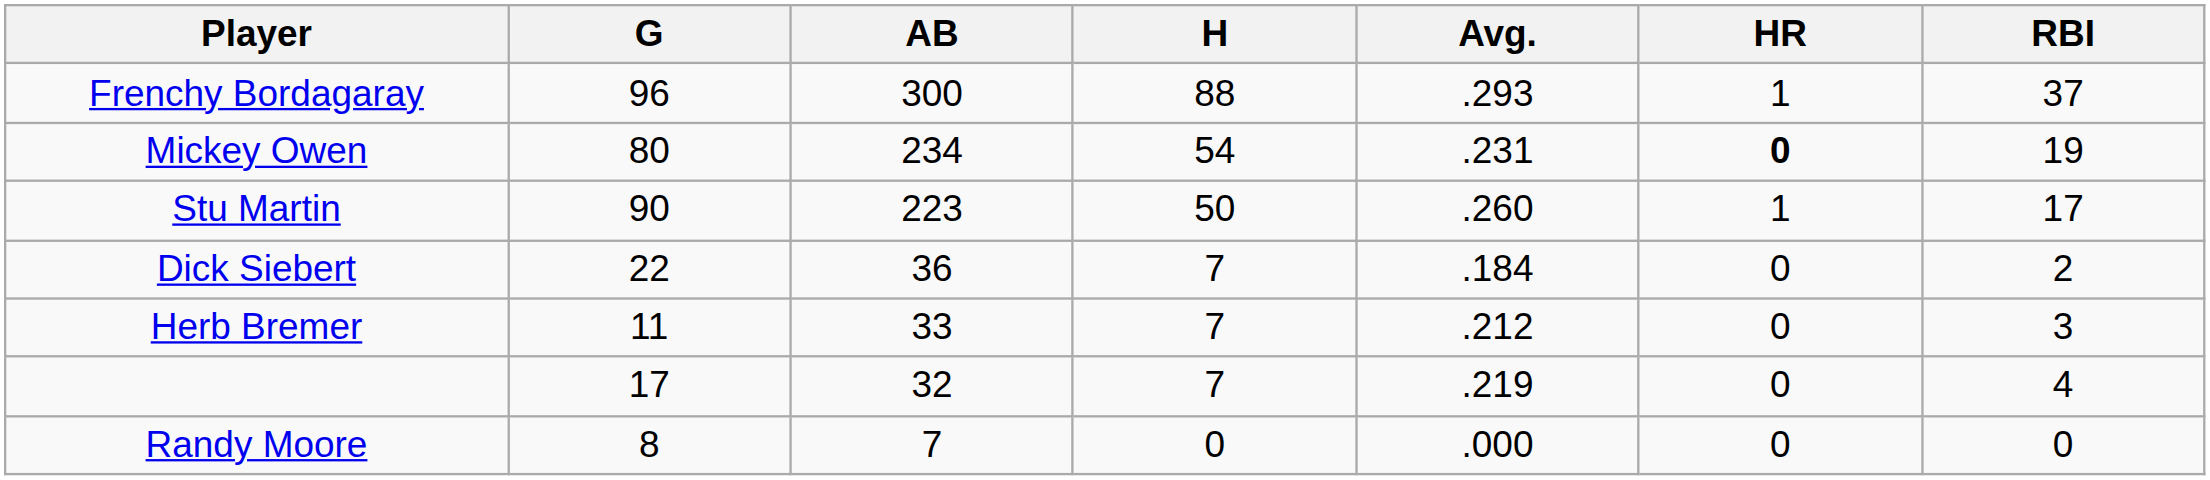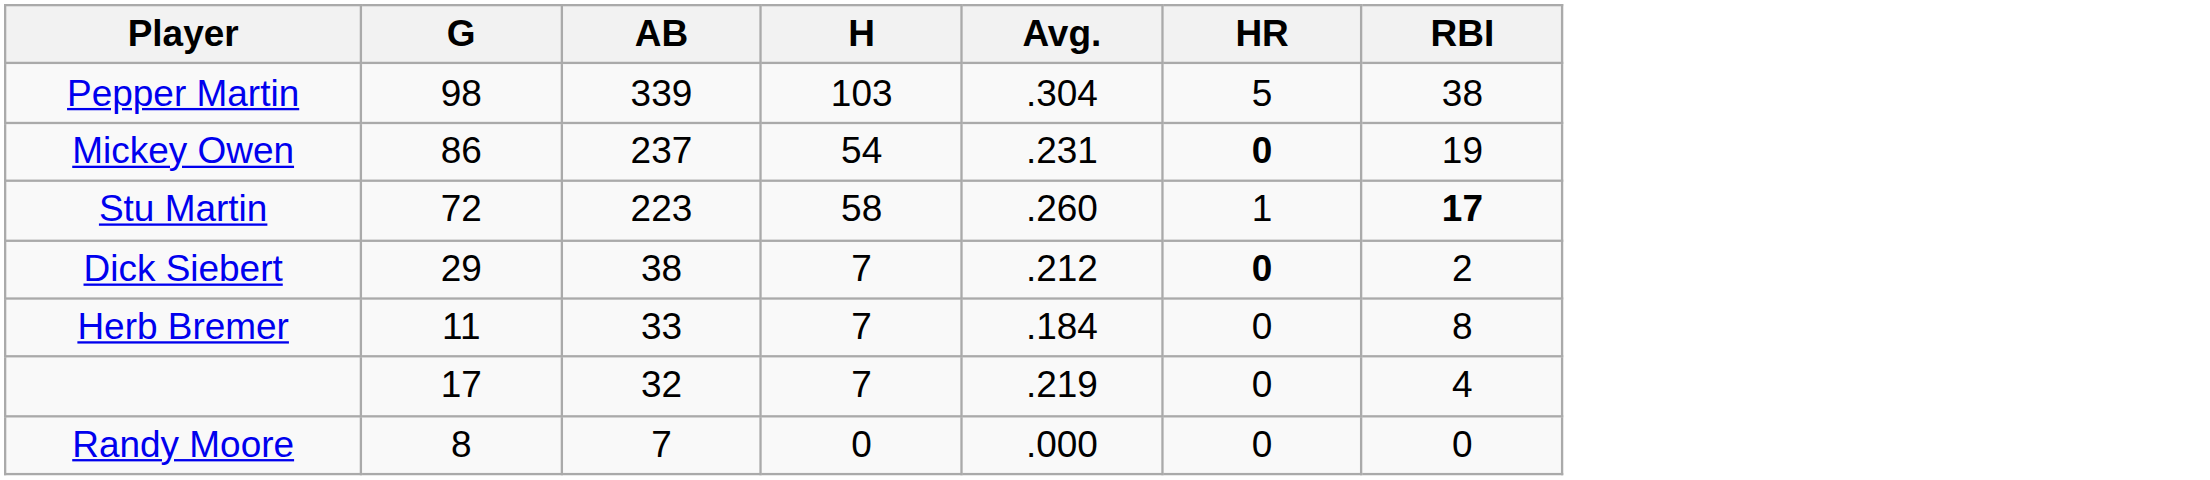+ row: (183, 92)
- row: (257, 92)
(649, 151) 80 -> (461, 151) 86
(932, 151) 234 -> (661, 151) 237
(649, 209) 90 -> (461, 209) 72
(1215, 209) 50 -> (862, 209) 58
(2063, 209) normal -> (1462, 209) bold
(649, 268) 22 -> (461, 268) 29
(932, 268) 36 -> (661, 268) 38
(1498, 268) .184 -> (1062, 268) .212
(1780, 268) normal -> (1262, 268) bold
(1498, 326) .212 -> (1062, 326) .184
(2063, 326) 3 -> (1462, 326) 8
